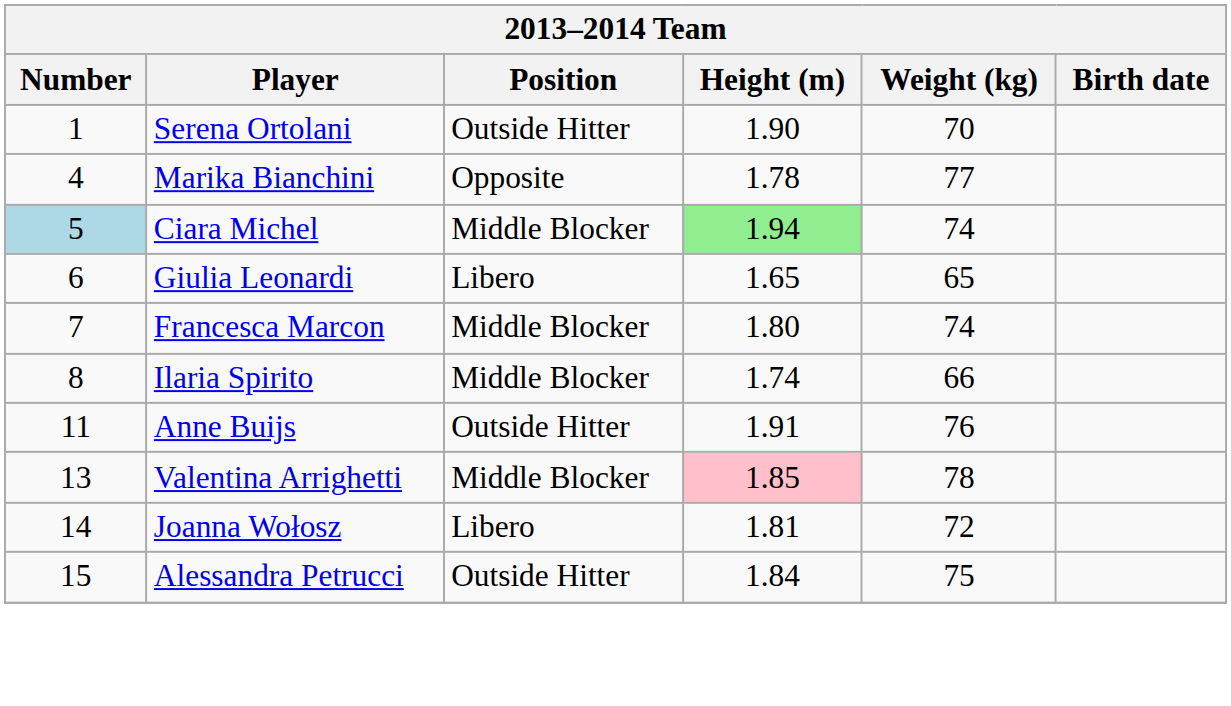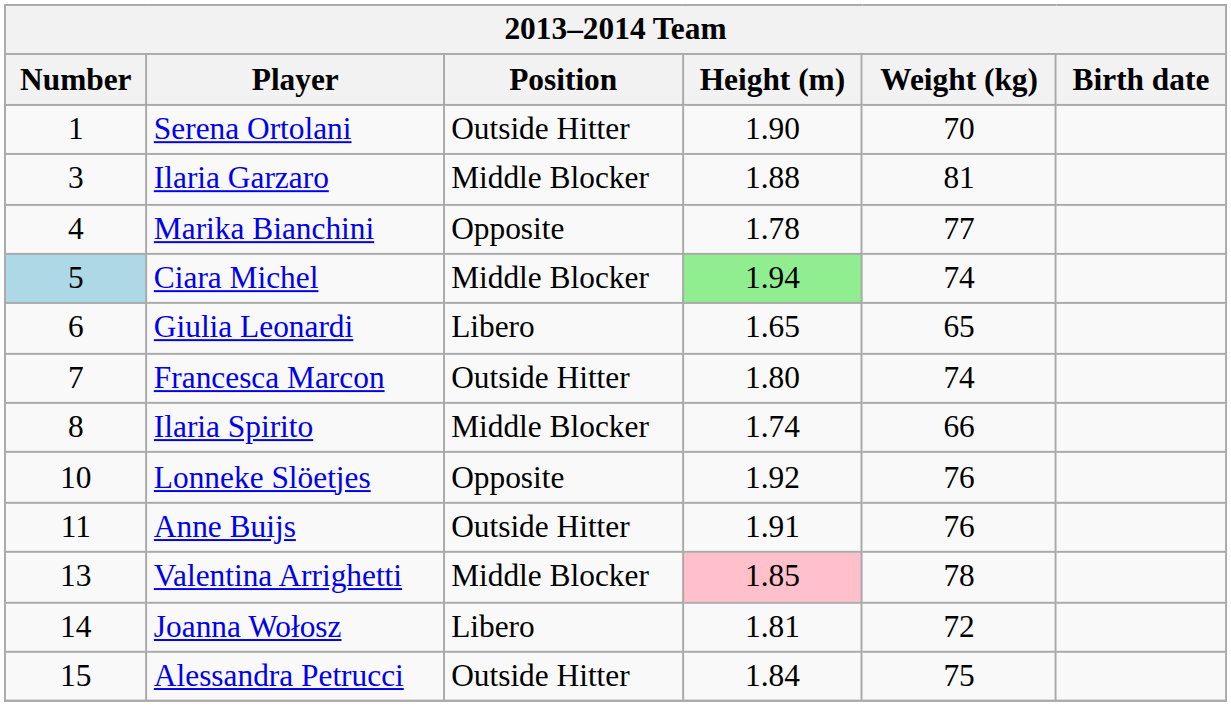+ row: (241, 178)
(550, 327) Middle Blocker -> (540, 377) Outside Hitter
+ row: (262, 476)
